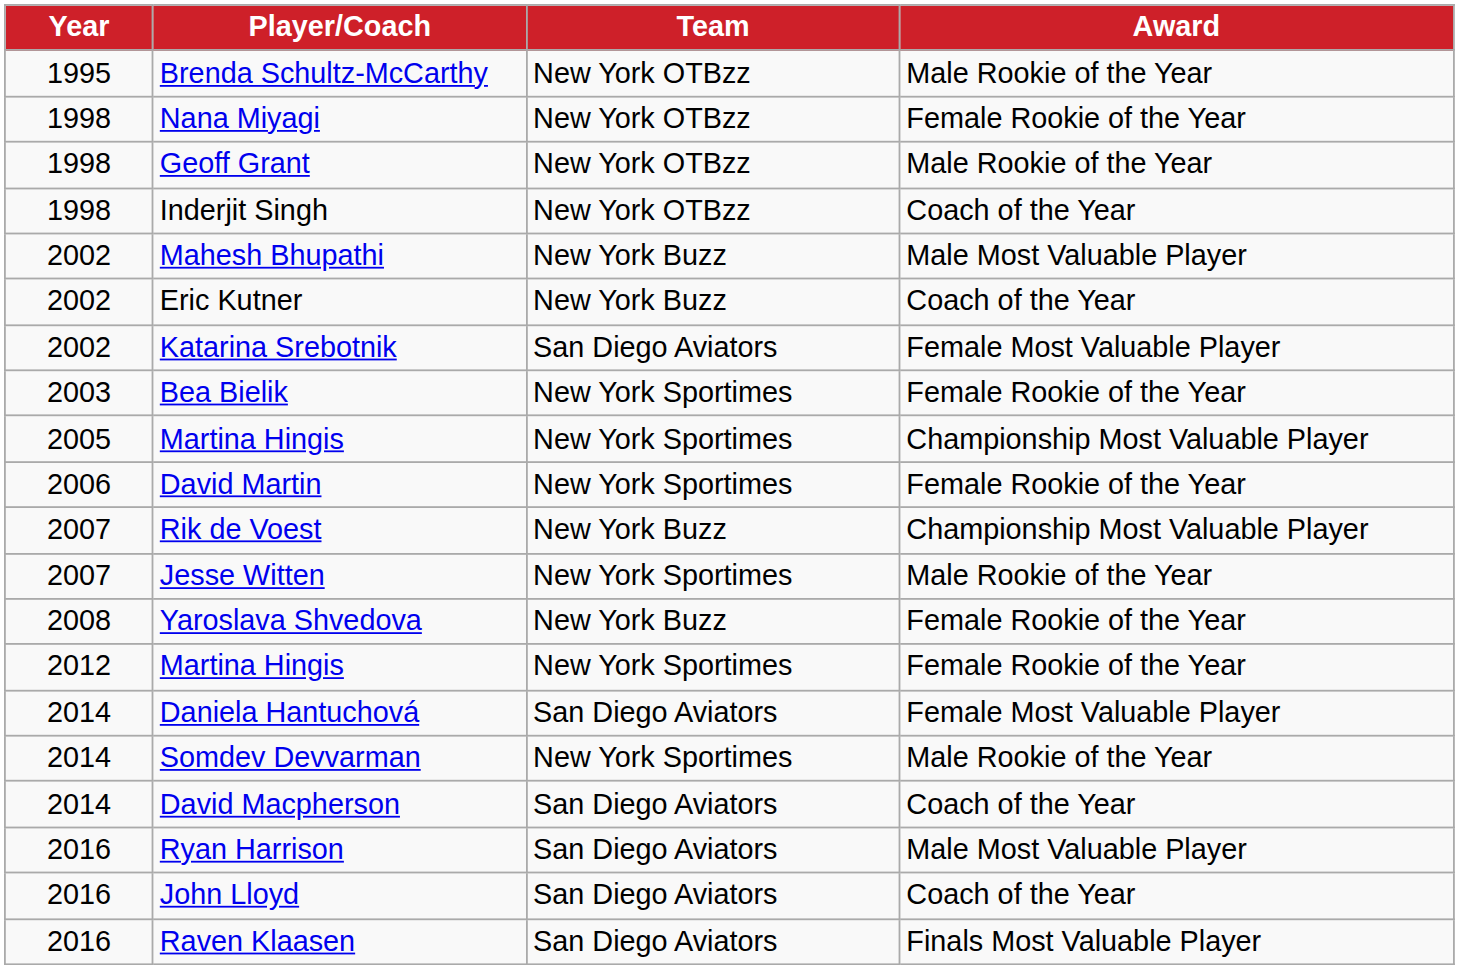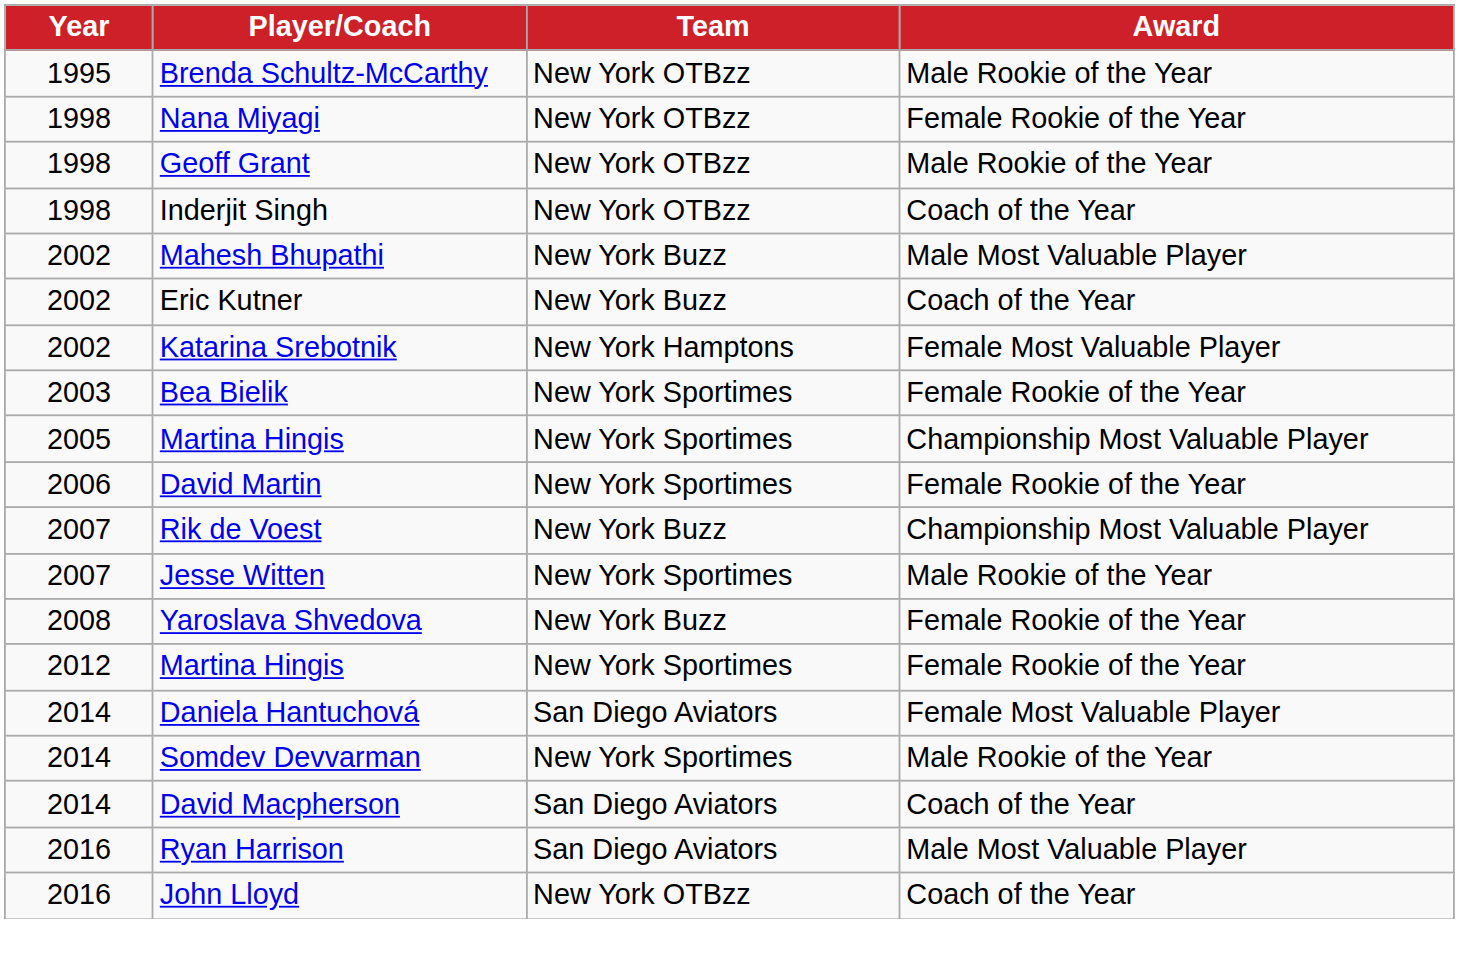(655, 347) San Diego Aviators -> (664, 347) New York Hamptons
(655, 895) San Diego Aviators -> (642, 895) New York OTBzz
- row: (79, 940)
